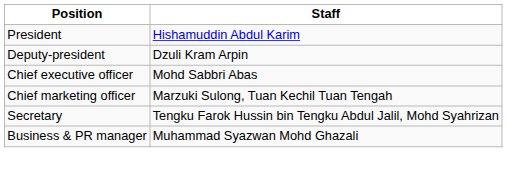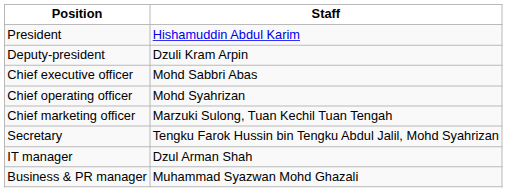+ row: (70, 95)
+ row: (40, 156)
